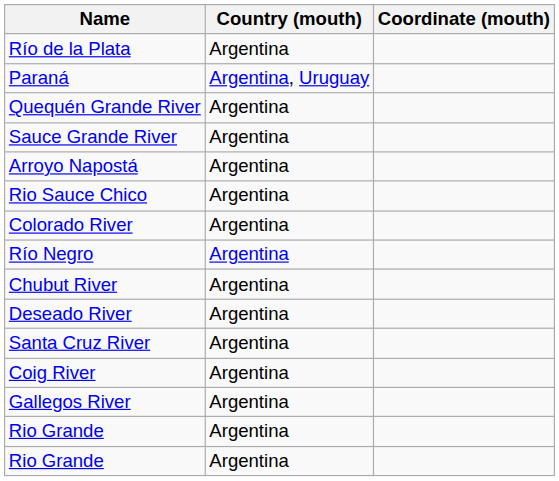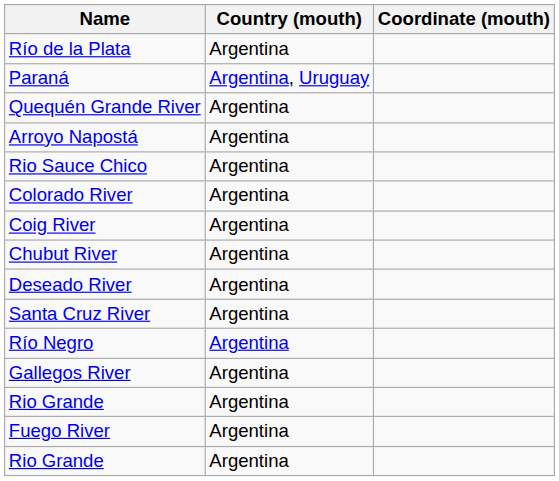- row: (93, 136)
rows swapped: (51, 254) <-> (52, 372)
+ row: (59, 431)
